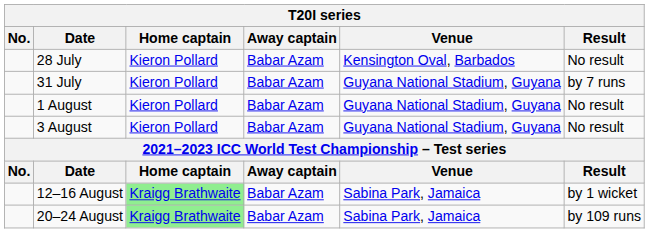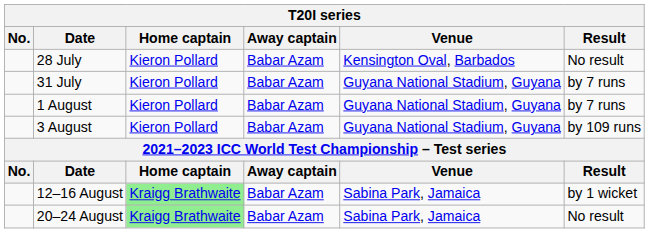(596, 104) No result -> (596, 104) by 7 runs
(596, 127) No result -> (604, 127) by 109 runs
(604, 216) by 109 runs -> (596, 216) No result
